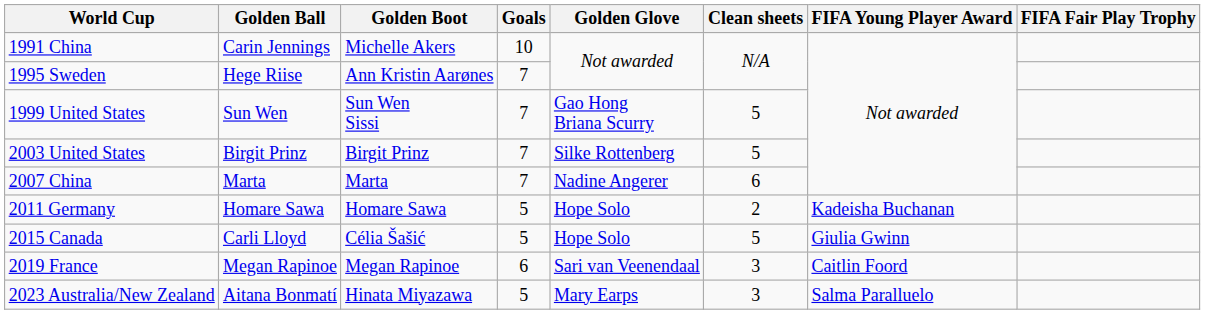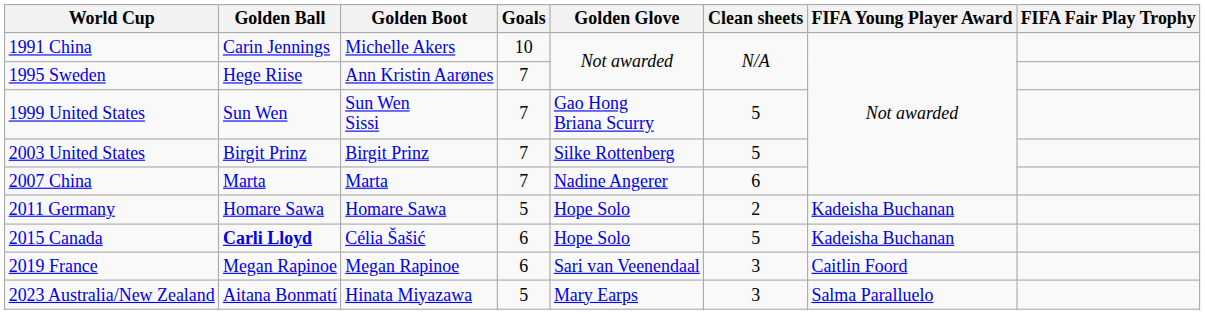(265, 237) normal -> (268, 237) bold
(524, 237) 5 -> (524, 237) 6
(860, 237) Giulia Gwinn -> (883, 237) Kadeisha Buchanan
